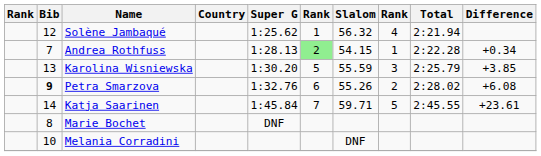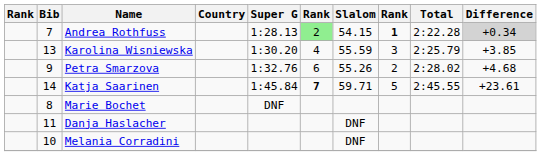- row: (115, 32)
(394, 50) normal -> (394, 32) bold
(499, 50) no background -> (499, 32) lightgrey background
(316, 68) 5 -> (316, 50) 4
(49, 86) bold -> (49, 68) normal
(499, 86) +6.08 -> (499, 68) +4.68
(316, 105) normal -> (316, 86) bold
+ row: (115, 123)
